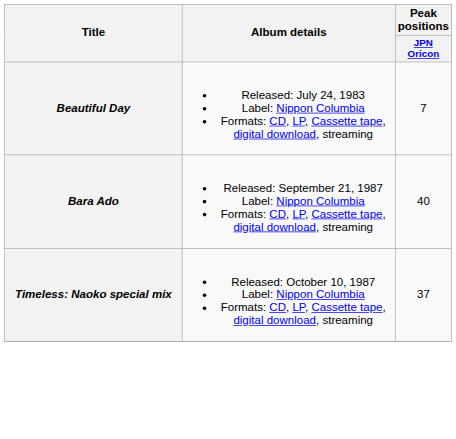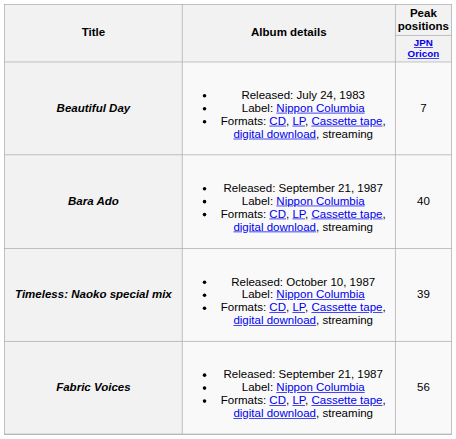(423, 294) 37 -> (423, 294) 39
+ row: (93, 387)
